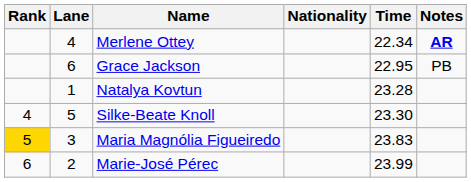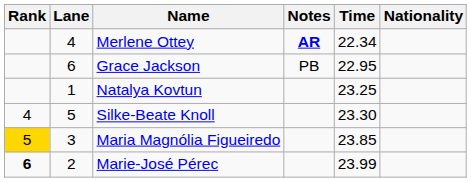columns swapped: (327, 16) <-> (442, 16)
(393, 90) 23.28 -> (357, 90) 23.25
(393, 139) 23.83 -> (357, 139) 23.85
(27, 164) normal -> (27, 164) bold
